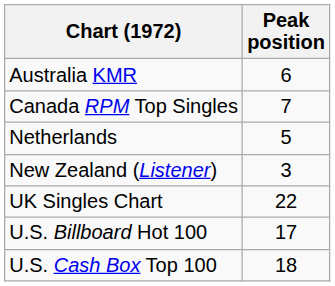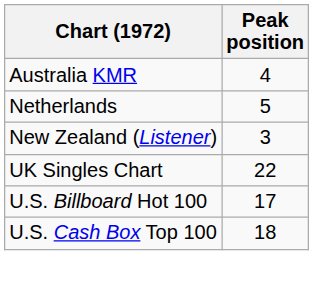(286, 74) 6 -> (265, 74) 4
- row: (124, 106)
